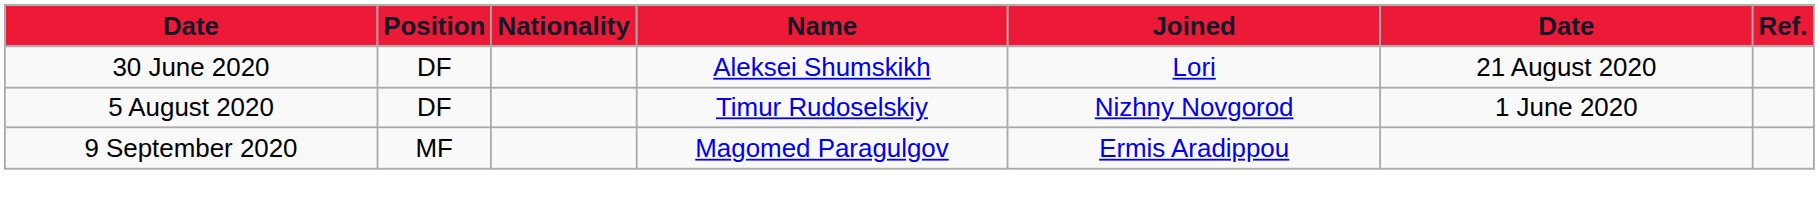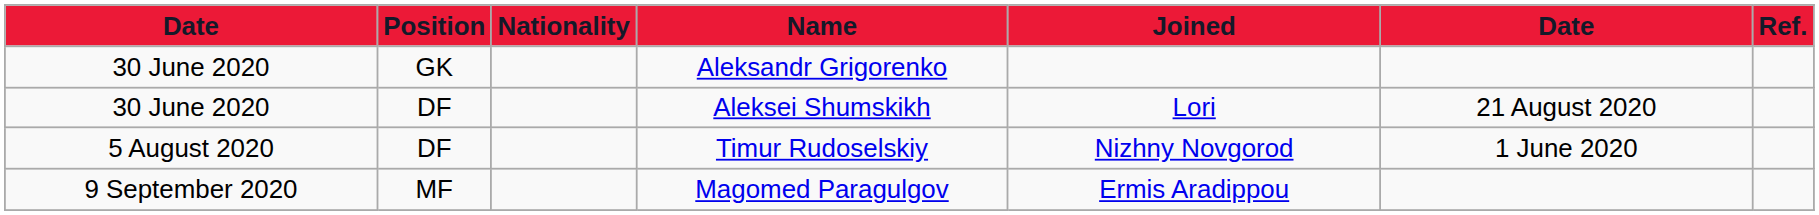+ row: (822, 67)
